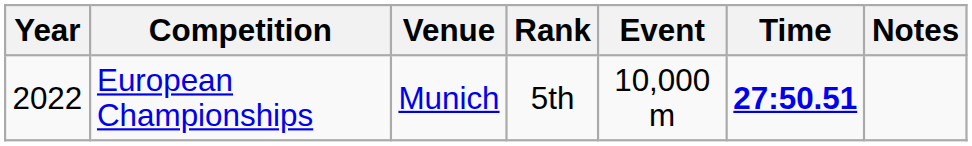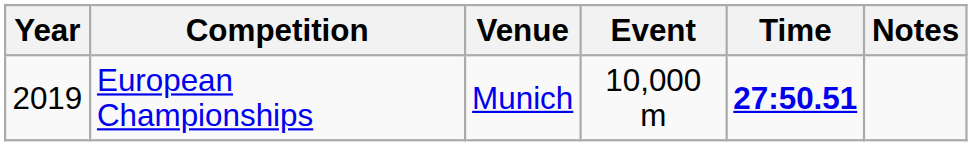- column: (553, 30)
(47, 97) 2022 -> (47, 97) 2019
